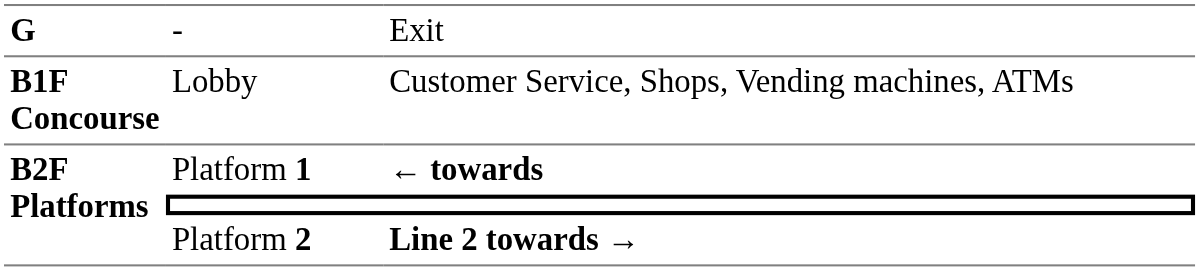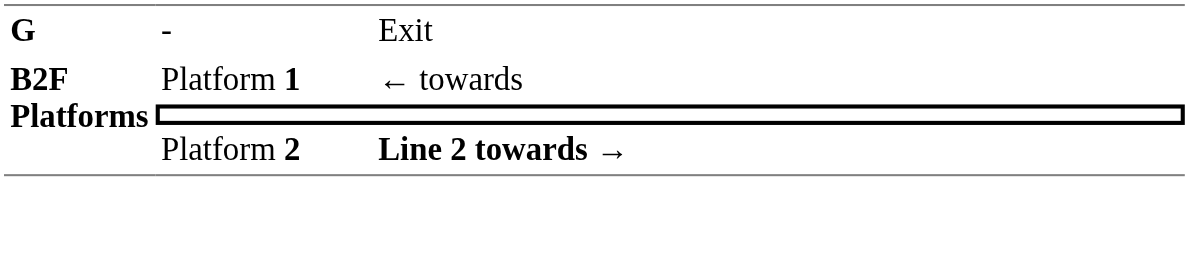- row: (215, 81)
(466, 169) bold -> (451, 79) normal
